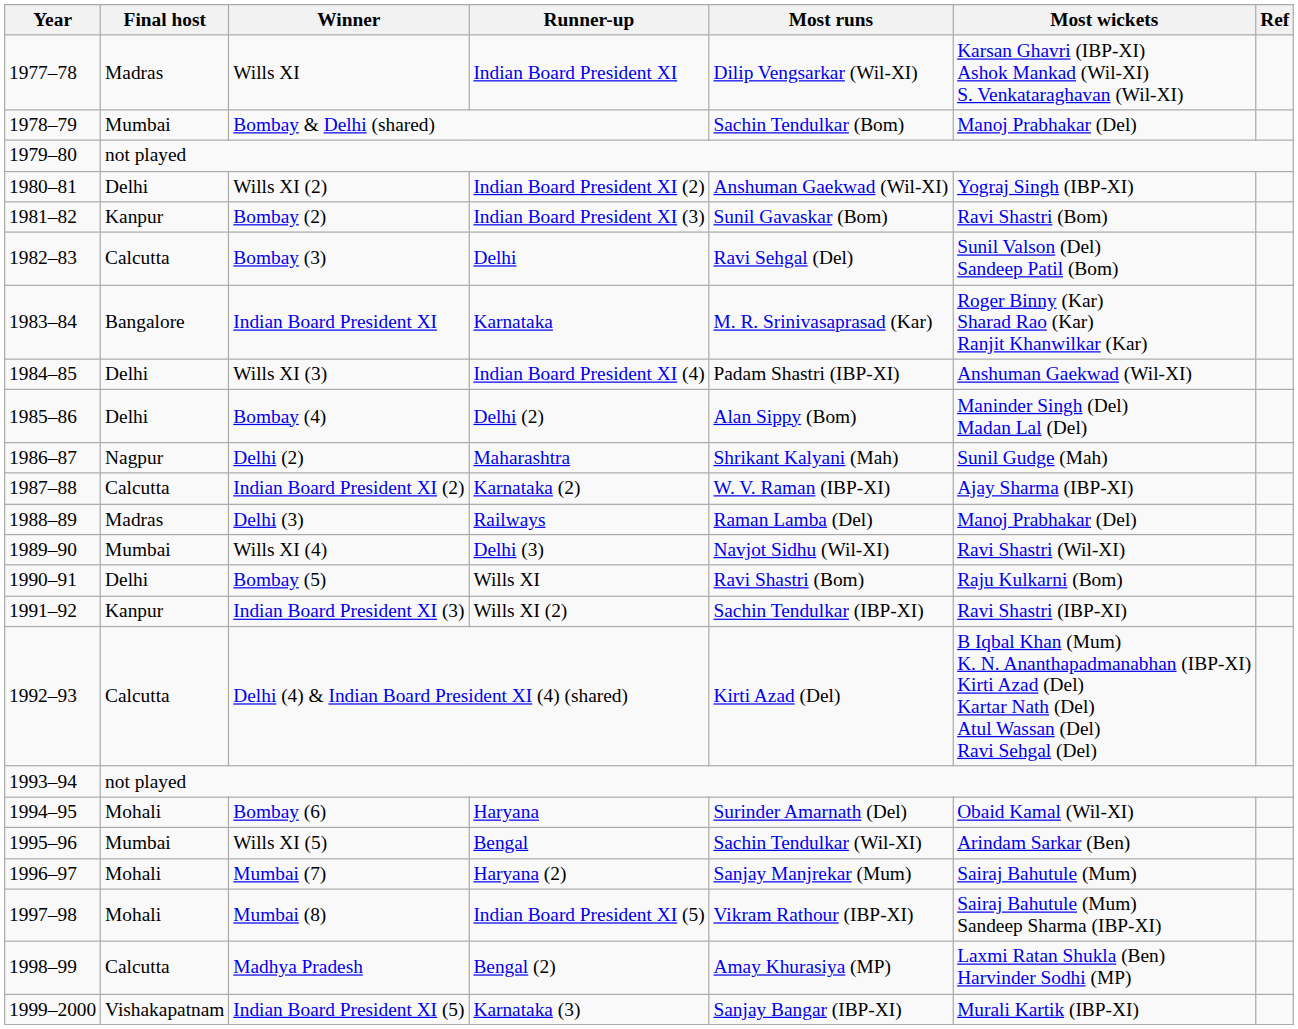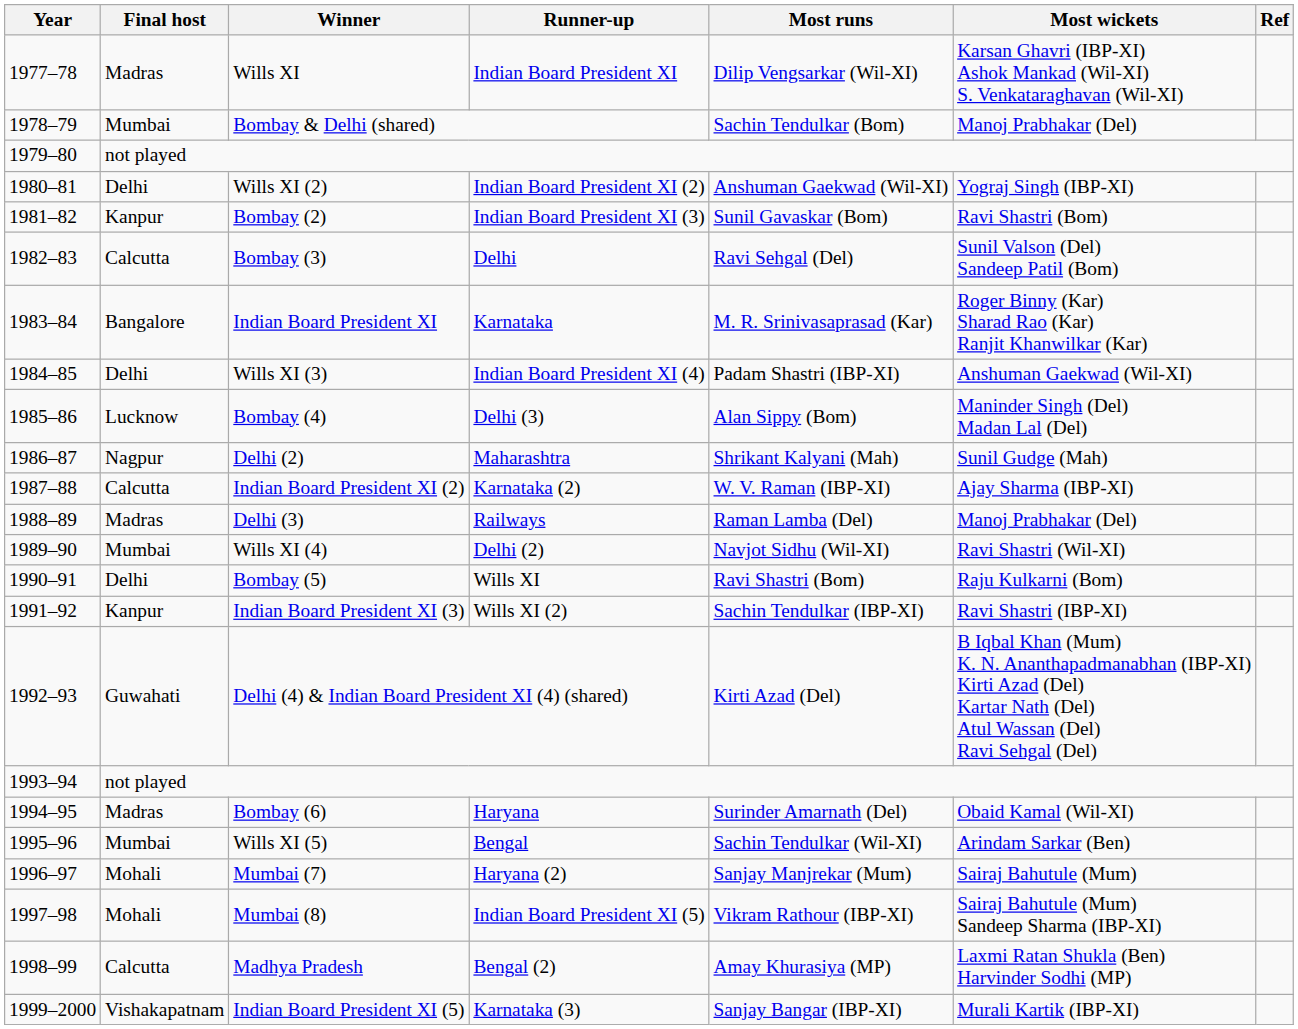(127, 415) Delhi -> (142, 415) Lucknow
(509, 415) Delhi (2) -> (509, 415) Delhi (3)
(509, 549) Delhi (3) -> (509, 549) Delhi (2)
(137, 696) Calcutta -> (143, 696) Guwahati
(133, 812) Mohali -> (134, 812) Madras
